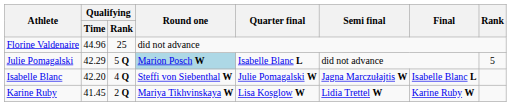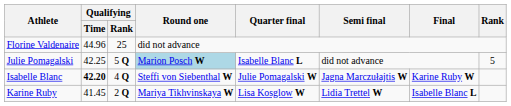(95, 61) 42.29 -> (95, 61) 42.25
(95, 77) normal -> (95, 77) bold
(444, 77) Isabelle Blanc L -> (443, 77) Karine Ruby W
(443, 93) Karine Ruby W -> (444, 93) Isabelle Blanc L
